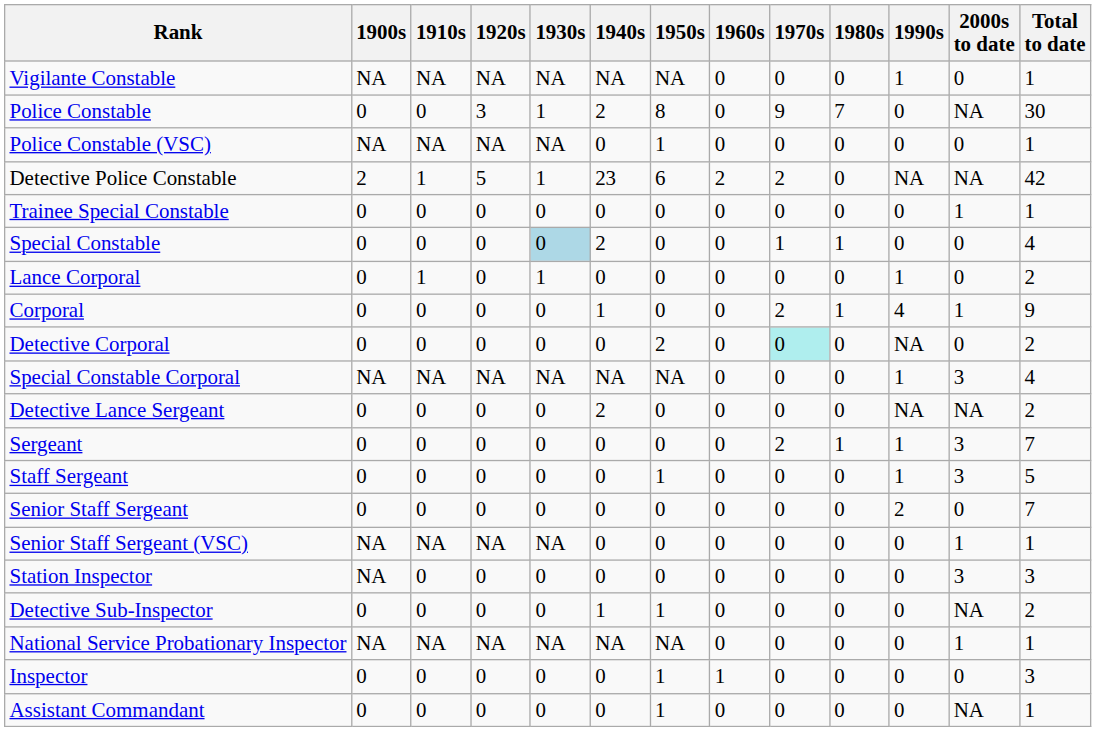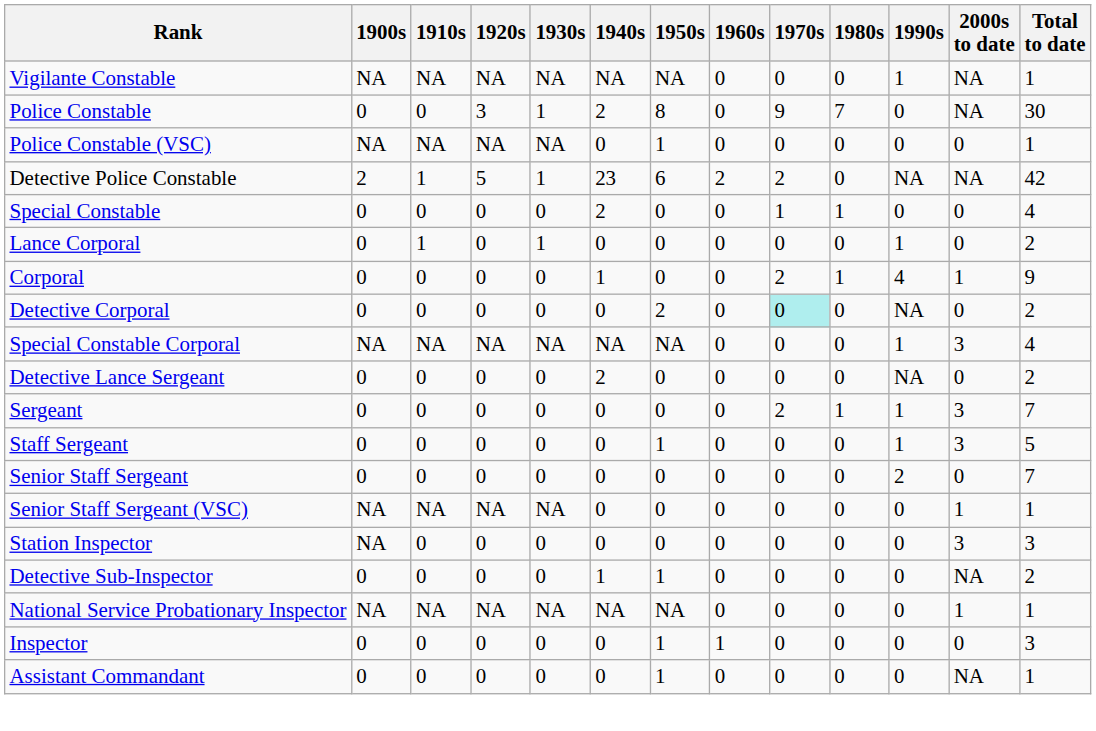(959, 77) 0 -> (969, 77) NA
- row: (119, 210)
(541, 244) lightblue background -> (541, 210) no background
(969, 410) NA -> (959, 377) 0
